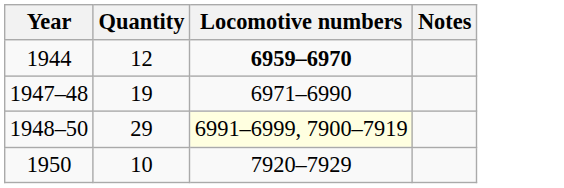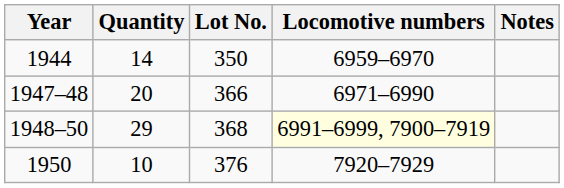+ column: (231, 22)
(142, 57) 12 -> (142, 57) 14
(301, 57) bold -> (384, 57) normal
(142, 93) 19 -> (142, 93) 20
